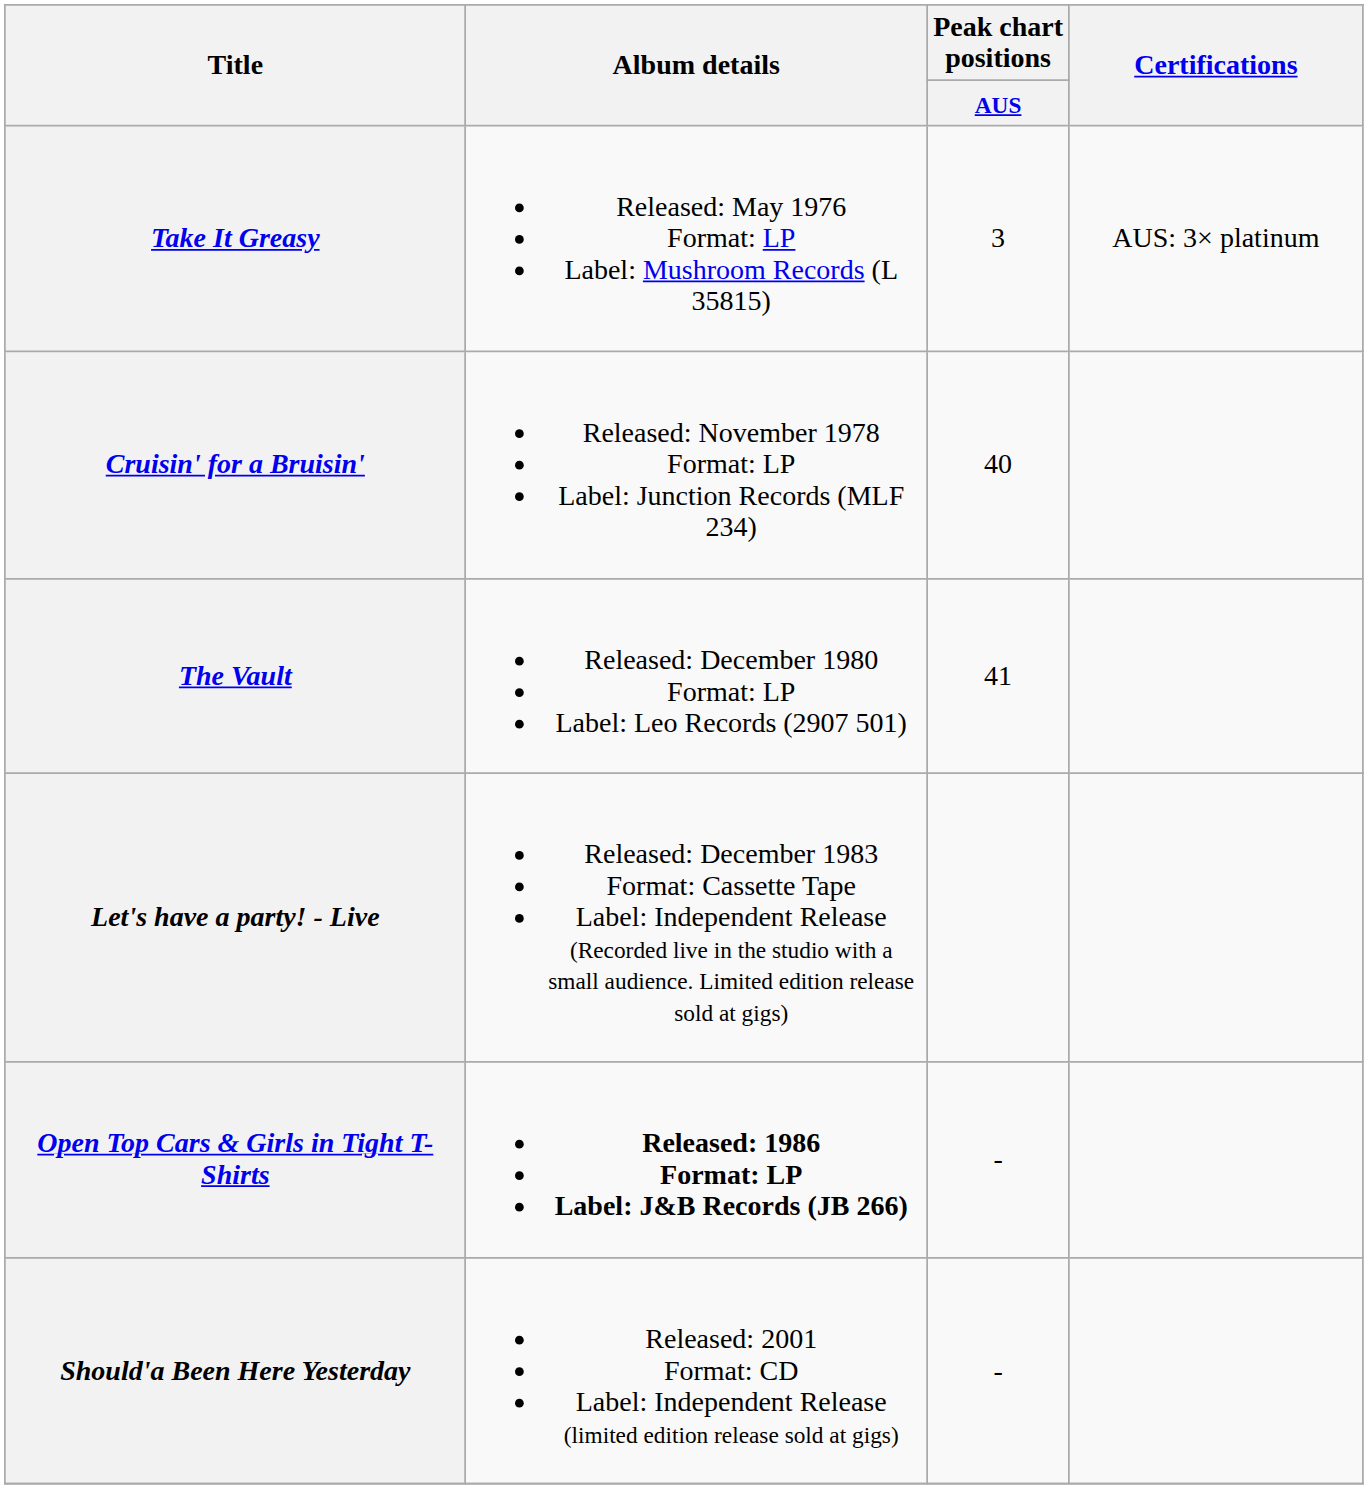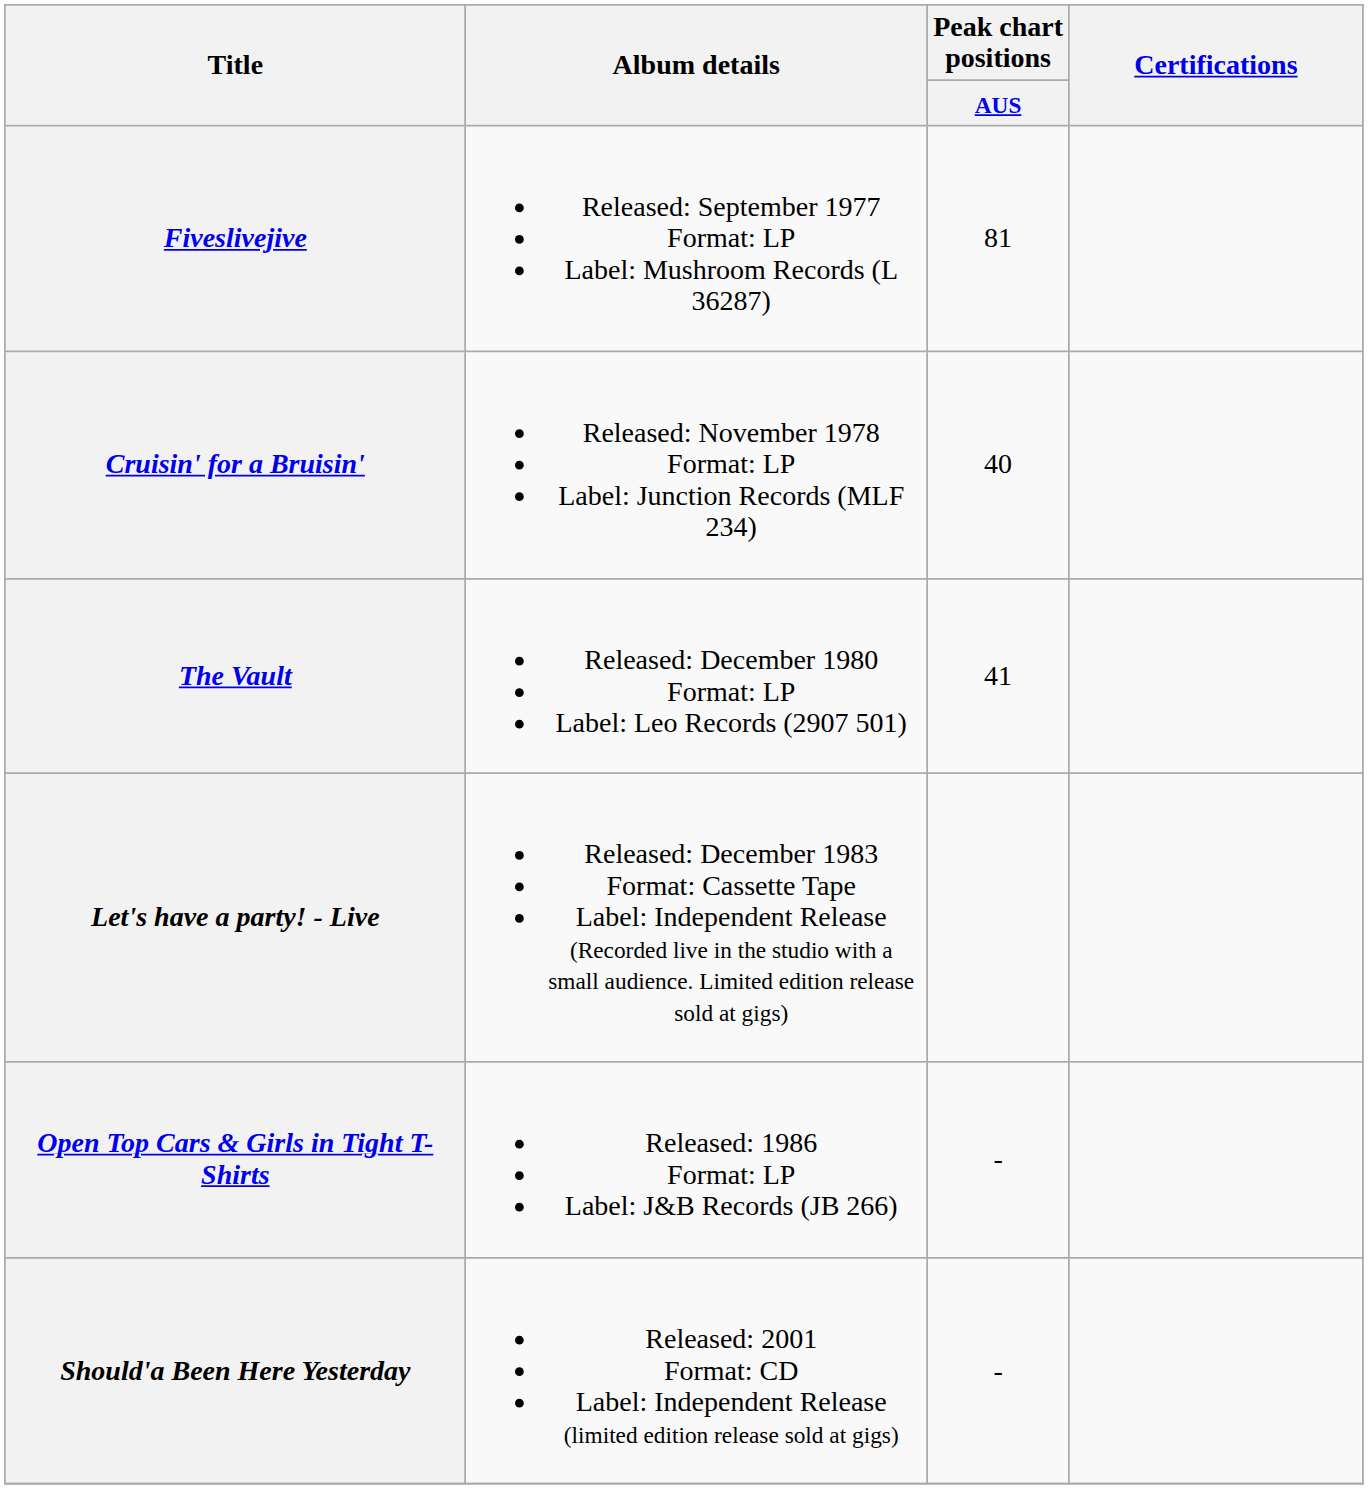- row: (235, 238)
+ row: (235, 238)
(696, 1176) bold -> (696, 1176) normal
